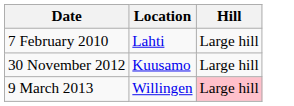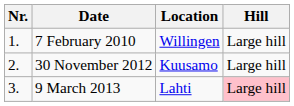+ column: (18, 16)
(148, 40) Lahti -> (190, 40) Willingen
(162, 88) Willingen -> (176, 88) Lahti
